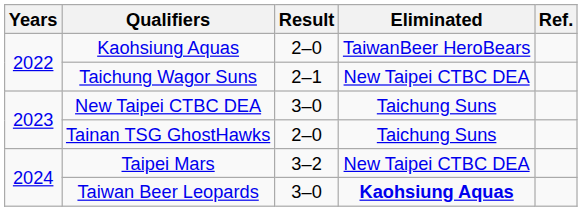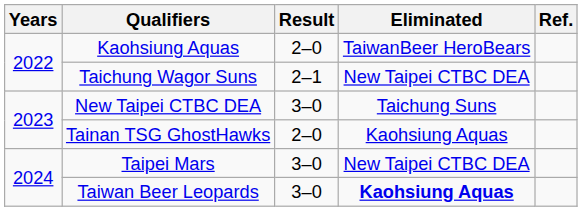(437, 135) Taichung Suns -> (437, 135) Kaohsiung Aquas
(307, 164) 3–2 -> (307, 164) 3–0
